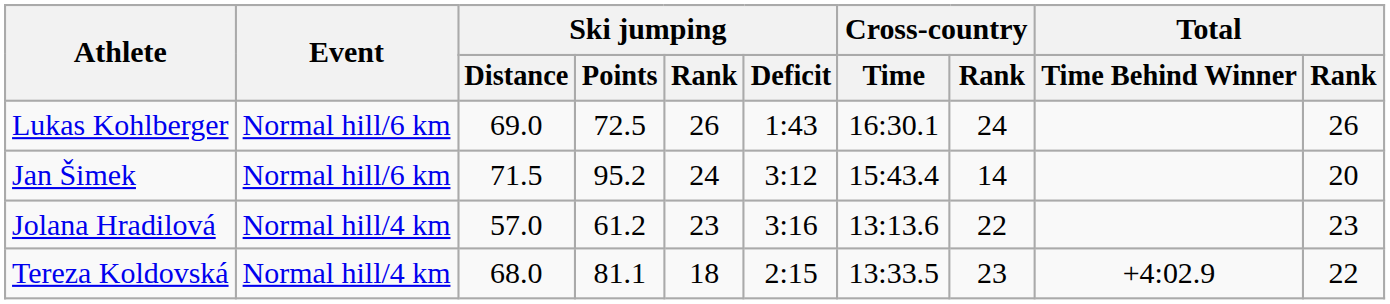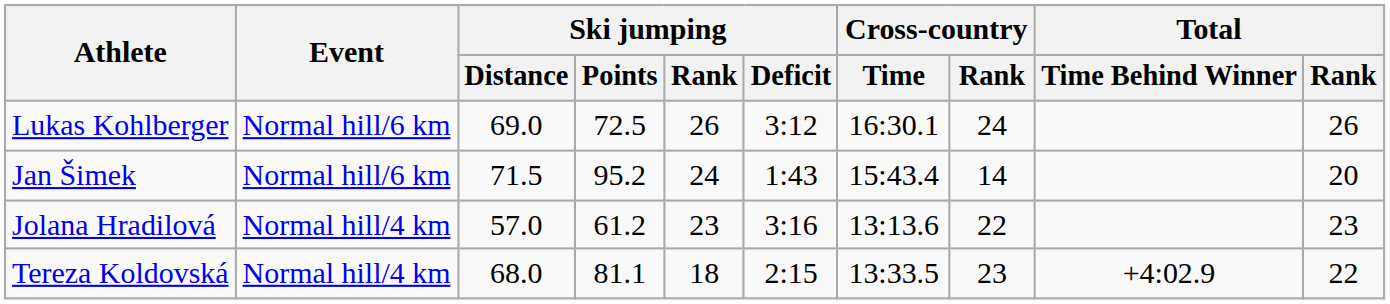(791, 125) 1:43 -> (791, 125) 3:12
(791, 175) 3:12 -> (791, 175) 1:43
